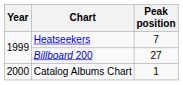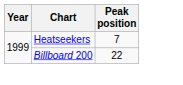(156, 55) 27 -> (117, 55) 22
- row: (83, 71)
